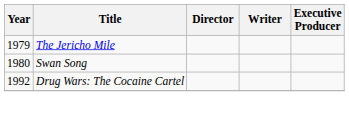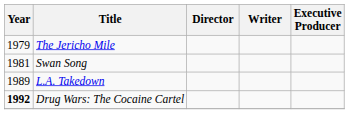(19, 63) 1980 -> (19, 63) 1981
+ row: (70, 81)
(19, 81) normal -> (19, 99) bold
